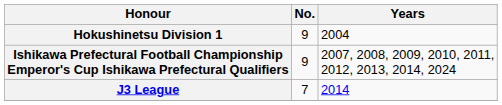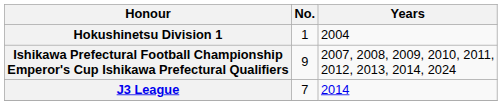(305, 34) 9 -> (305, 34) 1
